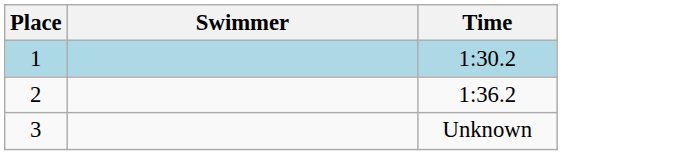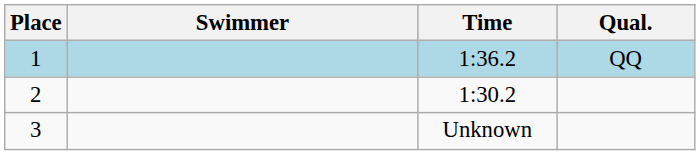+ column: (626, 22)
(487, 58) 1:30.2 -> (487, 58) 1:36.2
(487, 94) 1:36.2 -> (487, 94) 1:30.2
